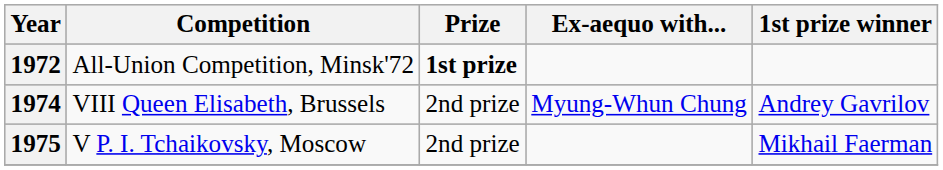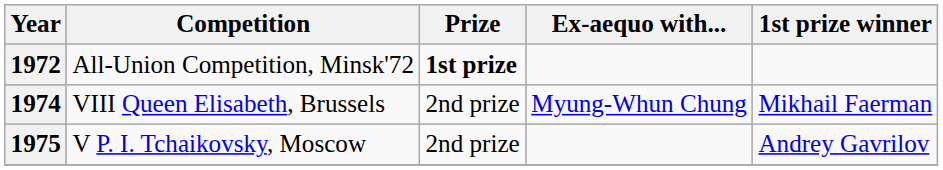(844, 104) Andrey Gavrilov -> (845, 104) Mikhail Faerman
(845, 143) Mikhail Faerman -> (844, 143) Andrey Gavrilov
